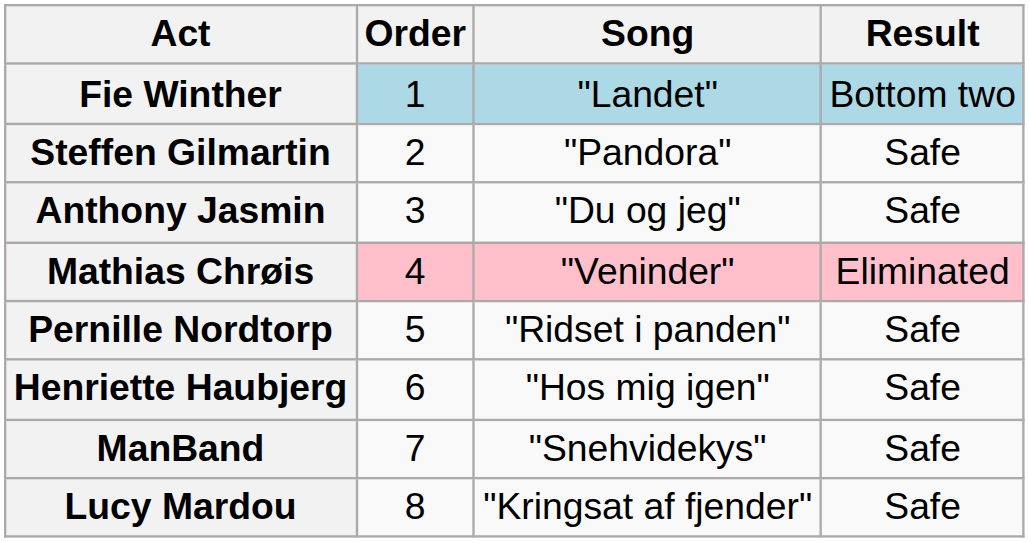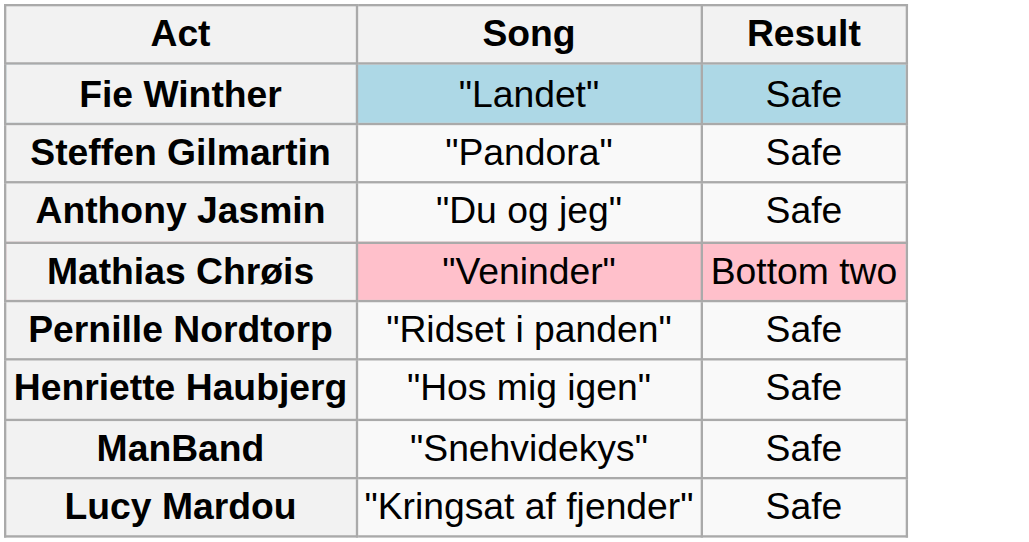- column: (415, 34)
(923, 93) Bottom two -> (804, 93) Safe
(923, 270) Eliminated -> (804, 270) Bottom two
